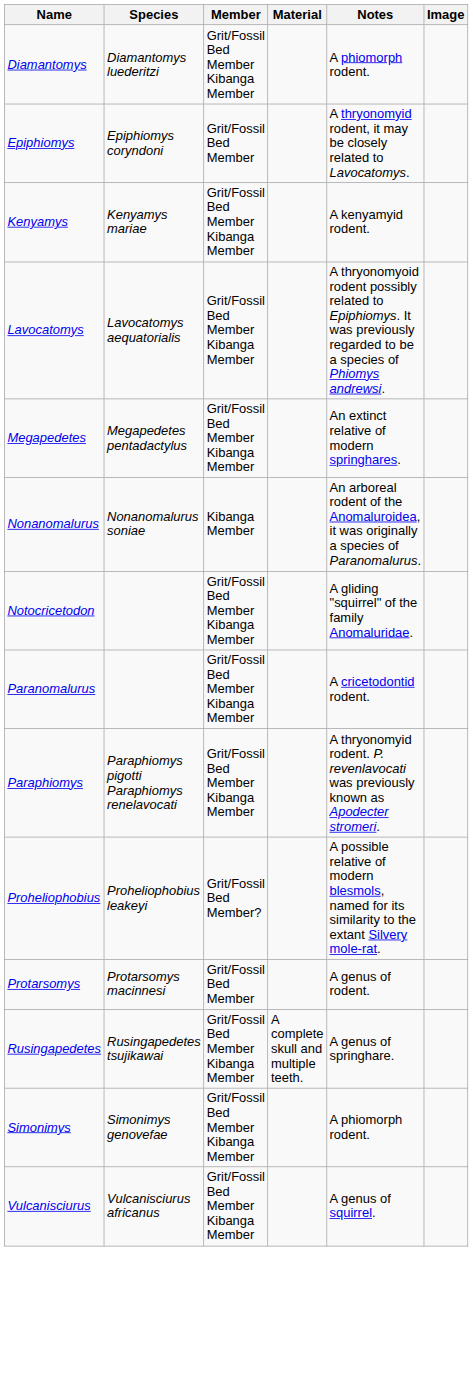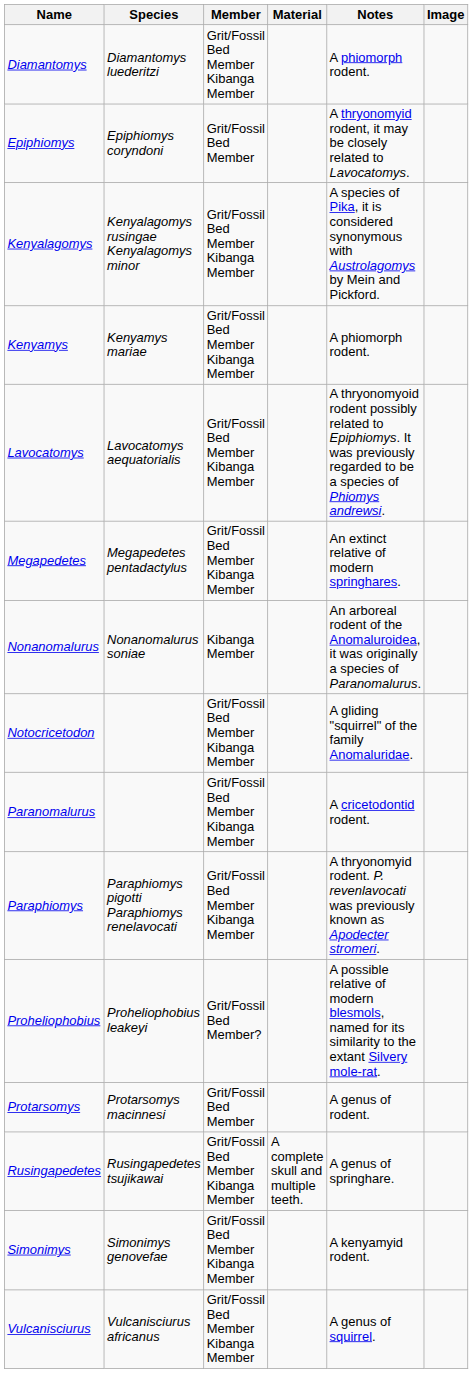+ row: (50, 244)
(366, 222) A kenyamyid rodent. -> (366, 344) A phiomorph rodent.
(366, 1127) A phiomorph rodent. -> (366, 1250) A kenyamyid rodent.
